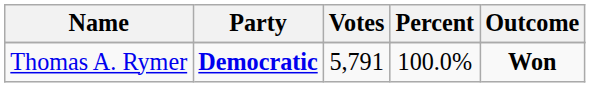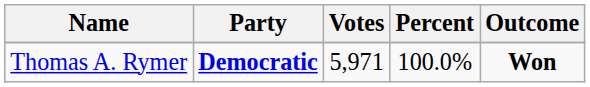(357, 61) 5,791 -> (357, 61) 5,971
